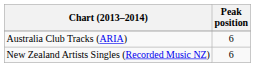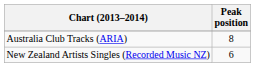(231, 39) 6 -> (231, 39) 8
